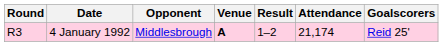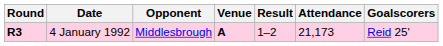(15, 32) normal -> (15, 32) bold
(316, 32) 21,174 -> (316, 32) 21,173
